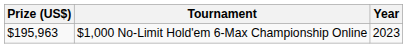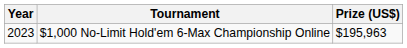columns swapped: (386, 14) <-> (39, 14)
